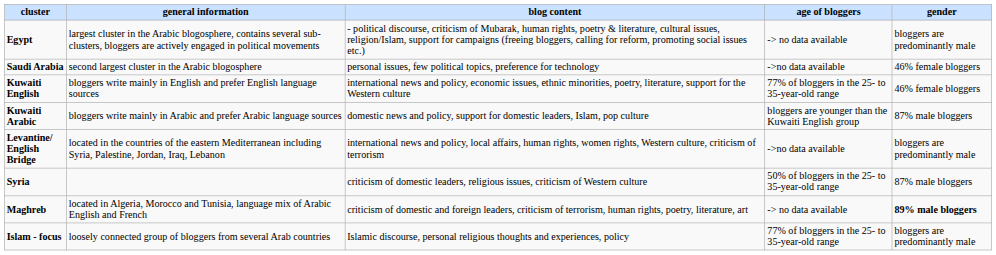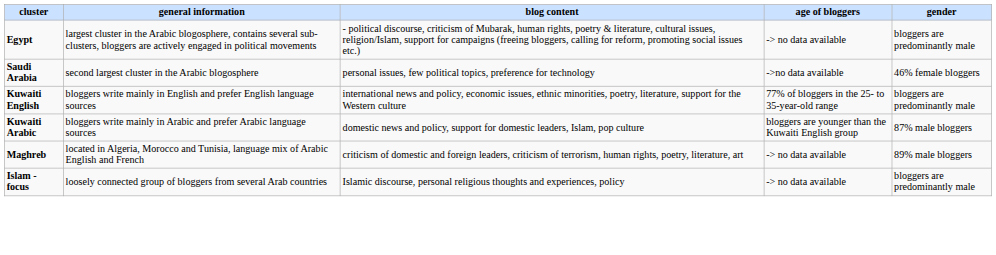(937, 88) 46% female bloggers -> (935, 100) bloggers are predominantly male
- row: (30, 149)
- row: (18, 182)
(936, 209) bold -> (933, 154) normal
(826, 236) 77% of bloggers in the 25- to 35-year-old range -> (806, 182) -> no data available
